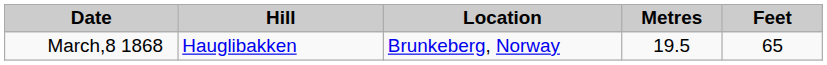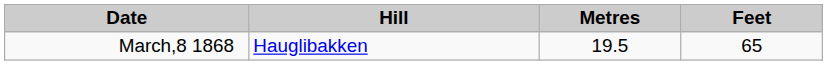- column: (502, 18)
